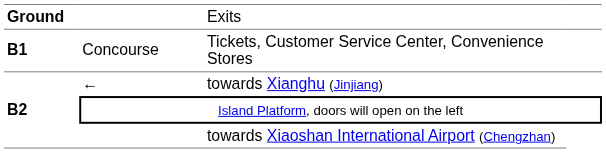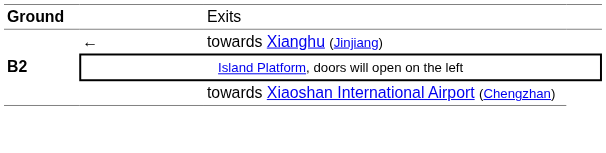- row: (121, 50)
